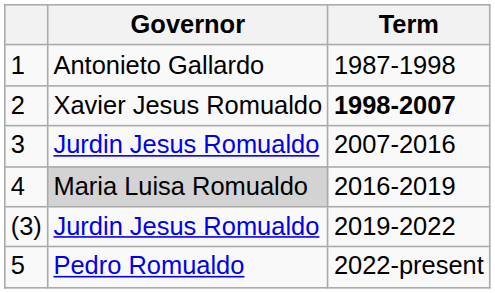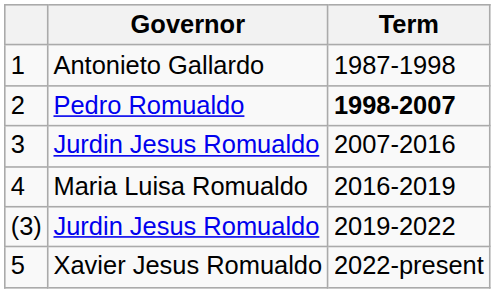(188, 105) Xavier Jesus Romualdo -> (149, 105) Pedro Romualdo
(181, 186) lightgrey background -> (181, 186) no background
(149, 266) Pedro Romualdo -> (188, 266) Xavier Jesus Romualdo
